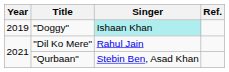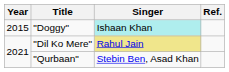(18, 28) 2019 -> (18, 28) 2015
(120, 43) no background -> (120, 43) khaki background
